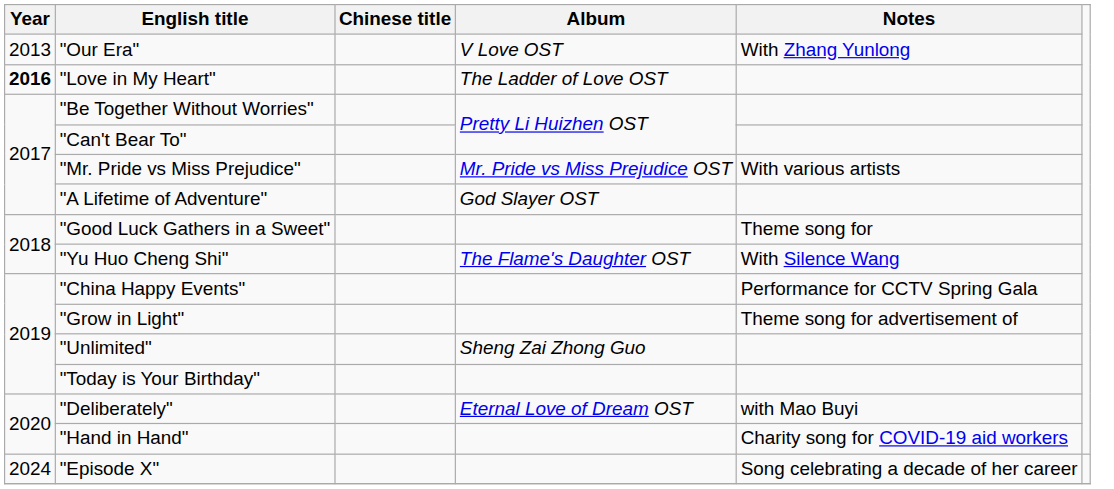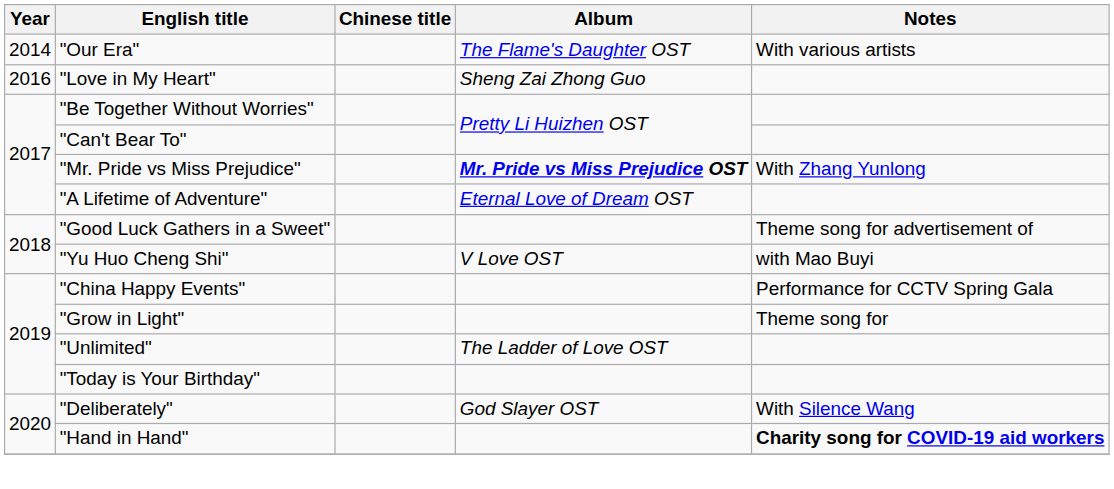(30, 49) 2013 -> (30, 49) 2014
(511, 49) V Love OST -> (575, 49) The Flame's Daughter OST
(825, 49) With Zhang Yunlong -> (836, 49) With various artists
(30, 79) bold -> (30, 79) normal
(564, 79) The Ladder of Love OST -> (553, 79) Sheng Zai Zhong Guo
(596, 169) normal -> (604, 169) bold
(820, 169) With various artists -> (841, 169) With Zhang Yunlong
(529, 199) God Slayer OST -> (576, 199) Eternal Love of Dream OST
(807, 229) Theme song for -> (895, 229) Theme song for advertisement of
(575, 259) The Flame's Daughter OST -> (511, 259) V Love OST
(820, 259) With Silence Wang -> (815, 259) with Mao Buyi
(879, 318) Theme song for advertisement of -> (822, 318) Theme song for
(553, 348) Sheng Zai Zhong Guo -> (564, 348) The Ladder of Love OST
(576, 408) Eternal Love of Dream OST -> (529, 408) God Slayer OST
(799, 408) with Mao Buyi -> (835, 408) With Silence Wang
(904, 438) normal -> (930, 438) bold
- row: (109, 468)
